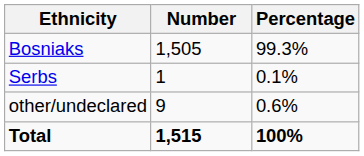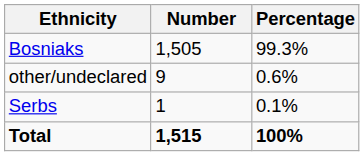rows swapped: (33, 77) <-> (78, 106)
